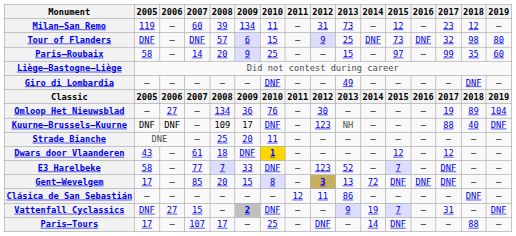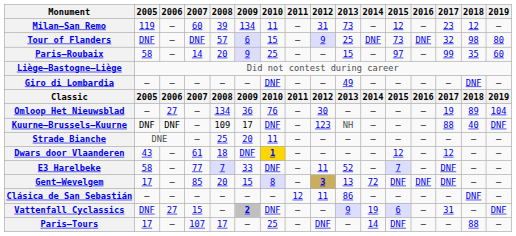(323, 168) 123 -> (323, 168) 11
(398, 210) 7 -> (398, 210) 6
